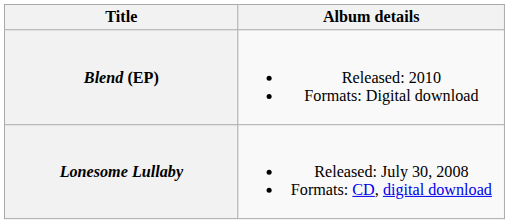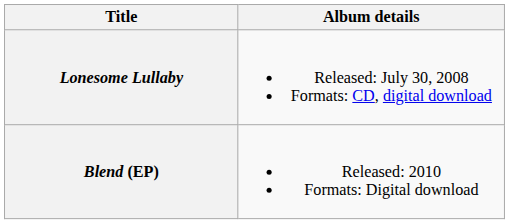rows swapped: (121, 171) <-> (121, 77)
